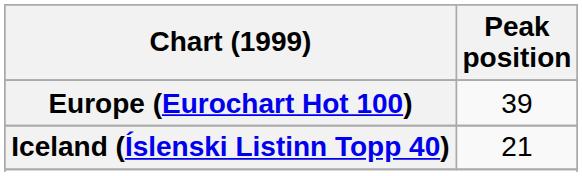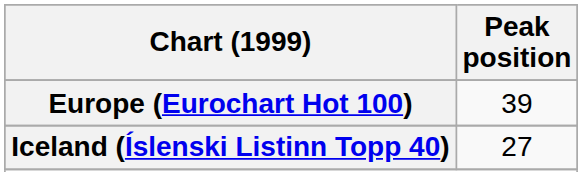(517, 147) 21 -> (517, 147) 27
